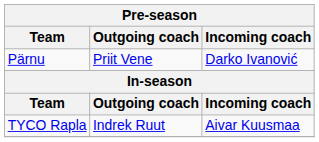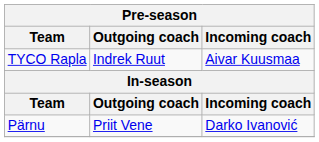rows swapped: (26, 59) <-> (47, 125)
